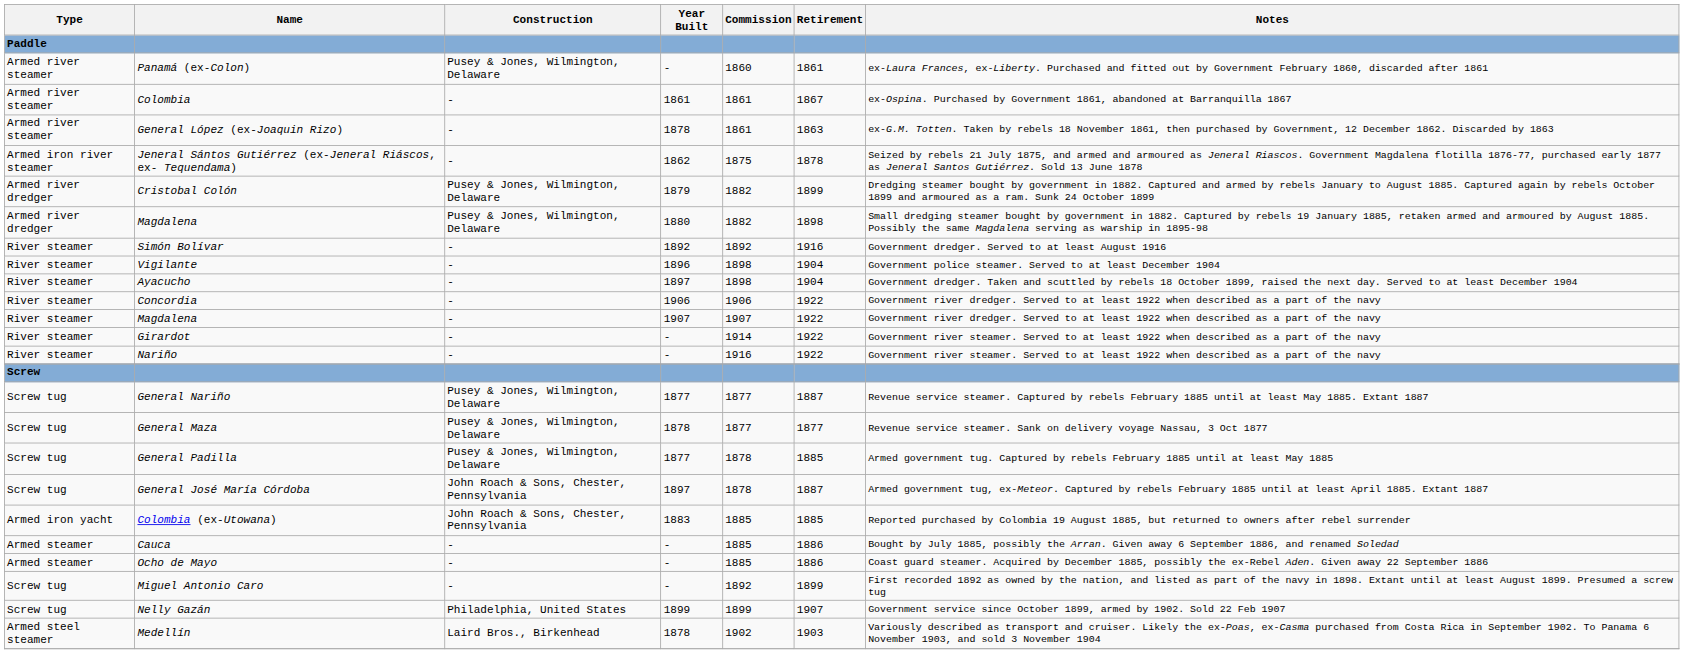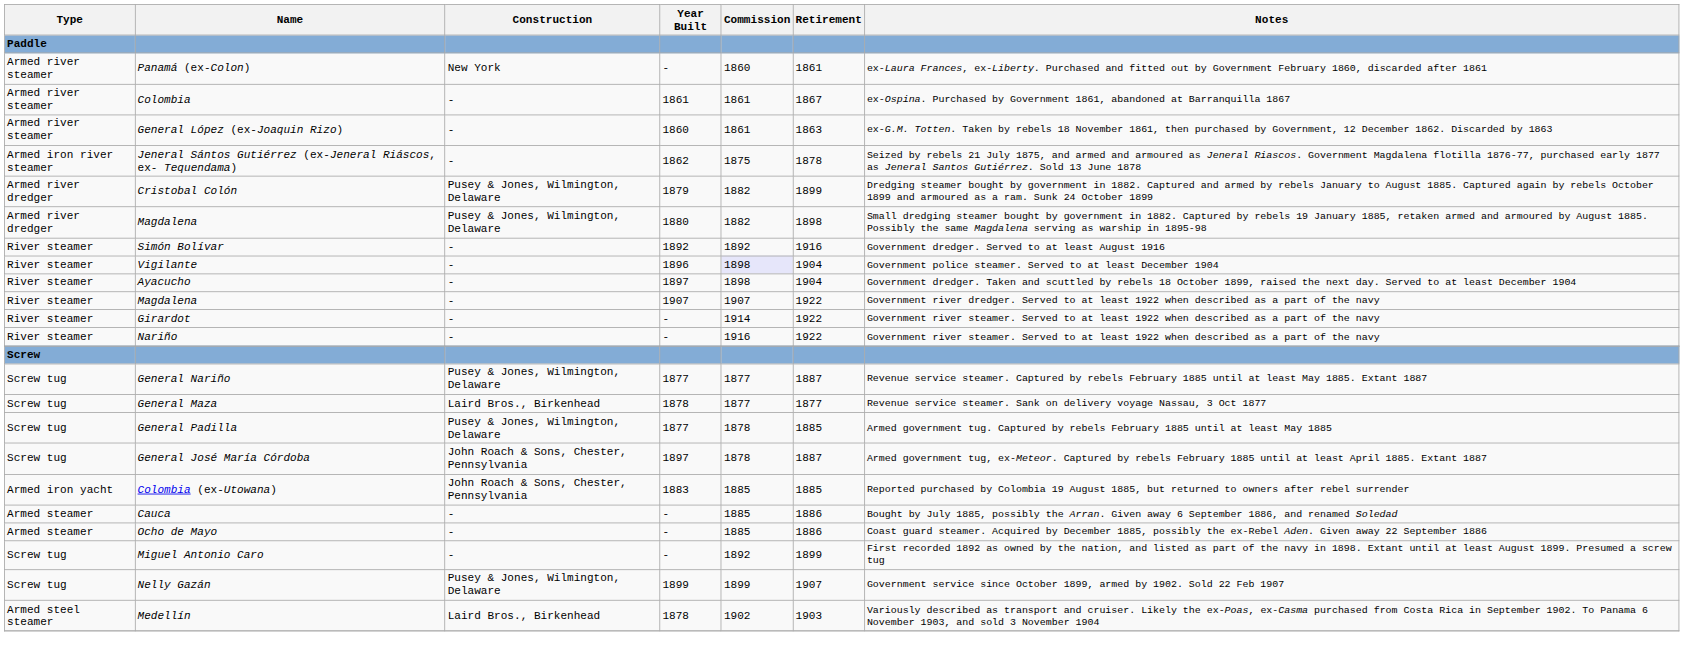(533, 69) Pusey & Jones, Wilmington, Delaware -> (474, 69) New York
(677, 130) 1878 -> (676, 130) 1860
(738, 265) no background -> (737, 265) lavender background
- row: (50, 301)
(533, 428) Pusey & Jones, Wilmington, Delaware -> (524, 404) Laird Bros., Birkenhead
(537, 609) Philadelphia, United States -> (534, 585) Pusey & Jones, Wilmington, Delaware
